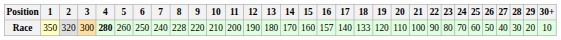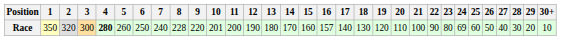(216, 28) 210 -> (216, 28) 201
(363, 28) 133 -> (363, 28) 130
(462, 28) 70 -> (462, 28) 69
